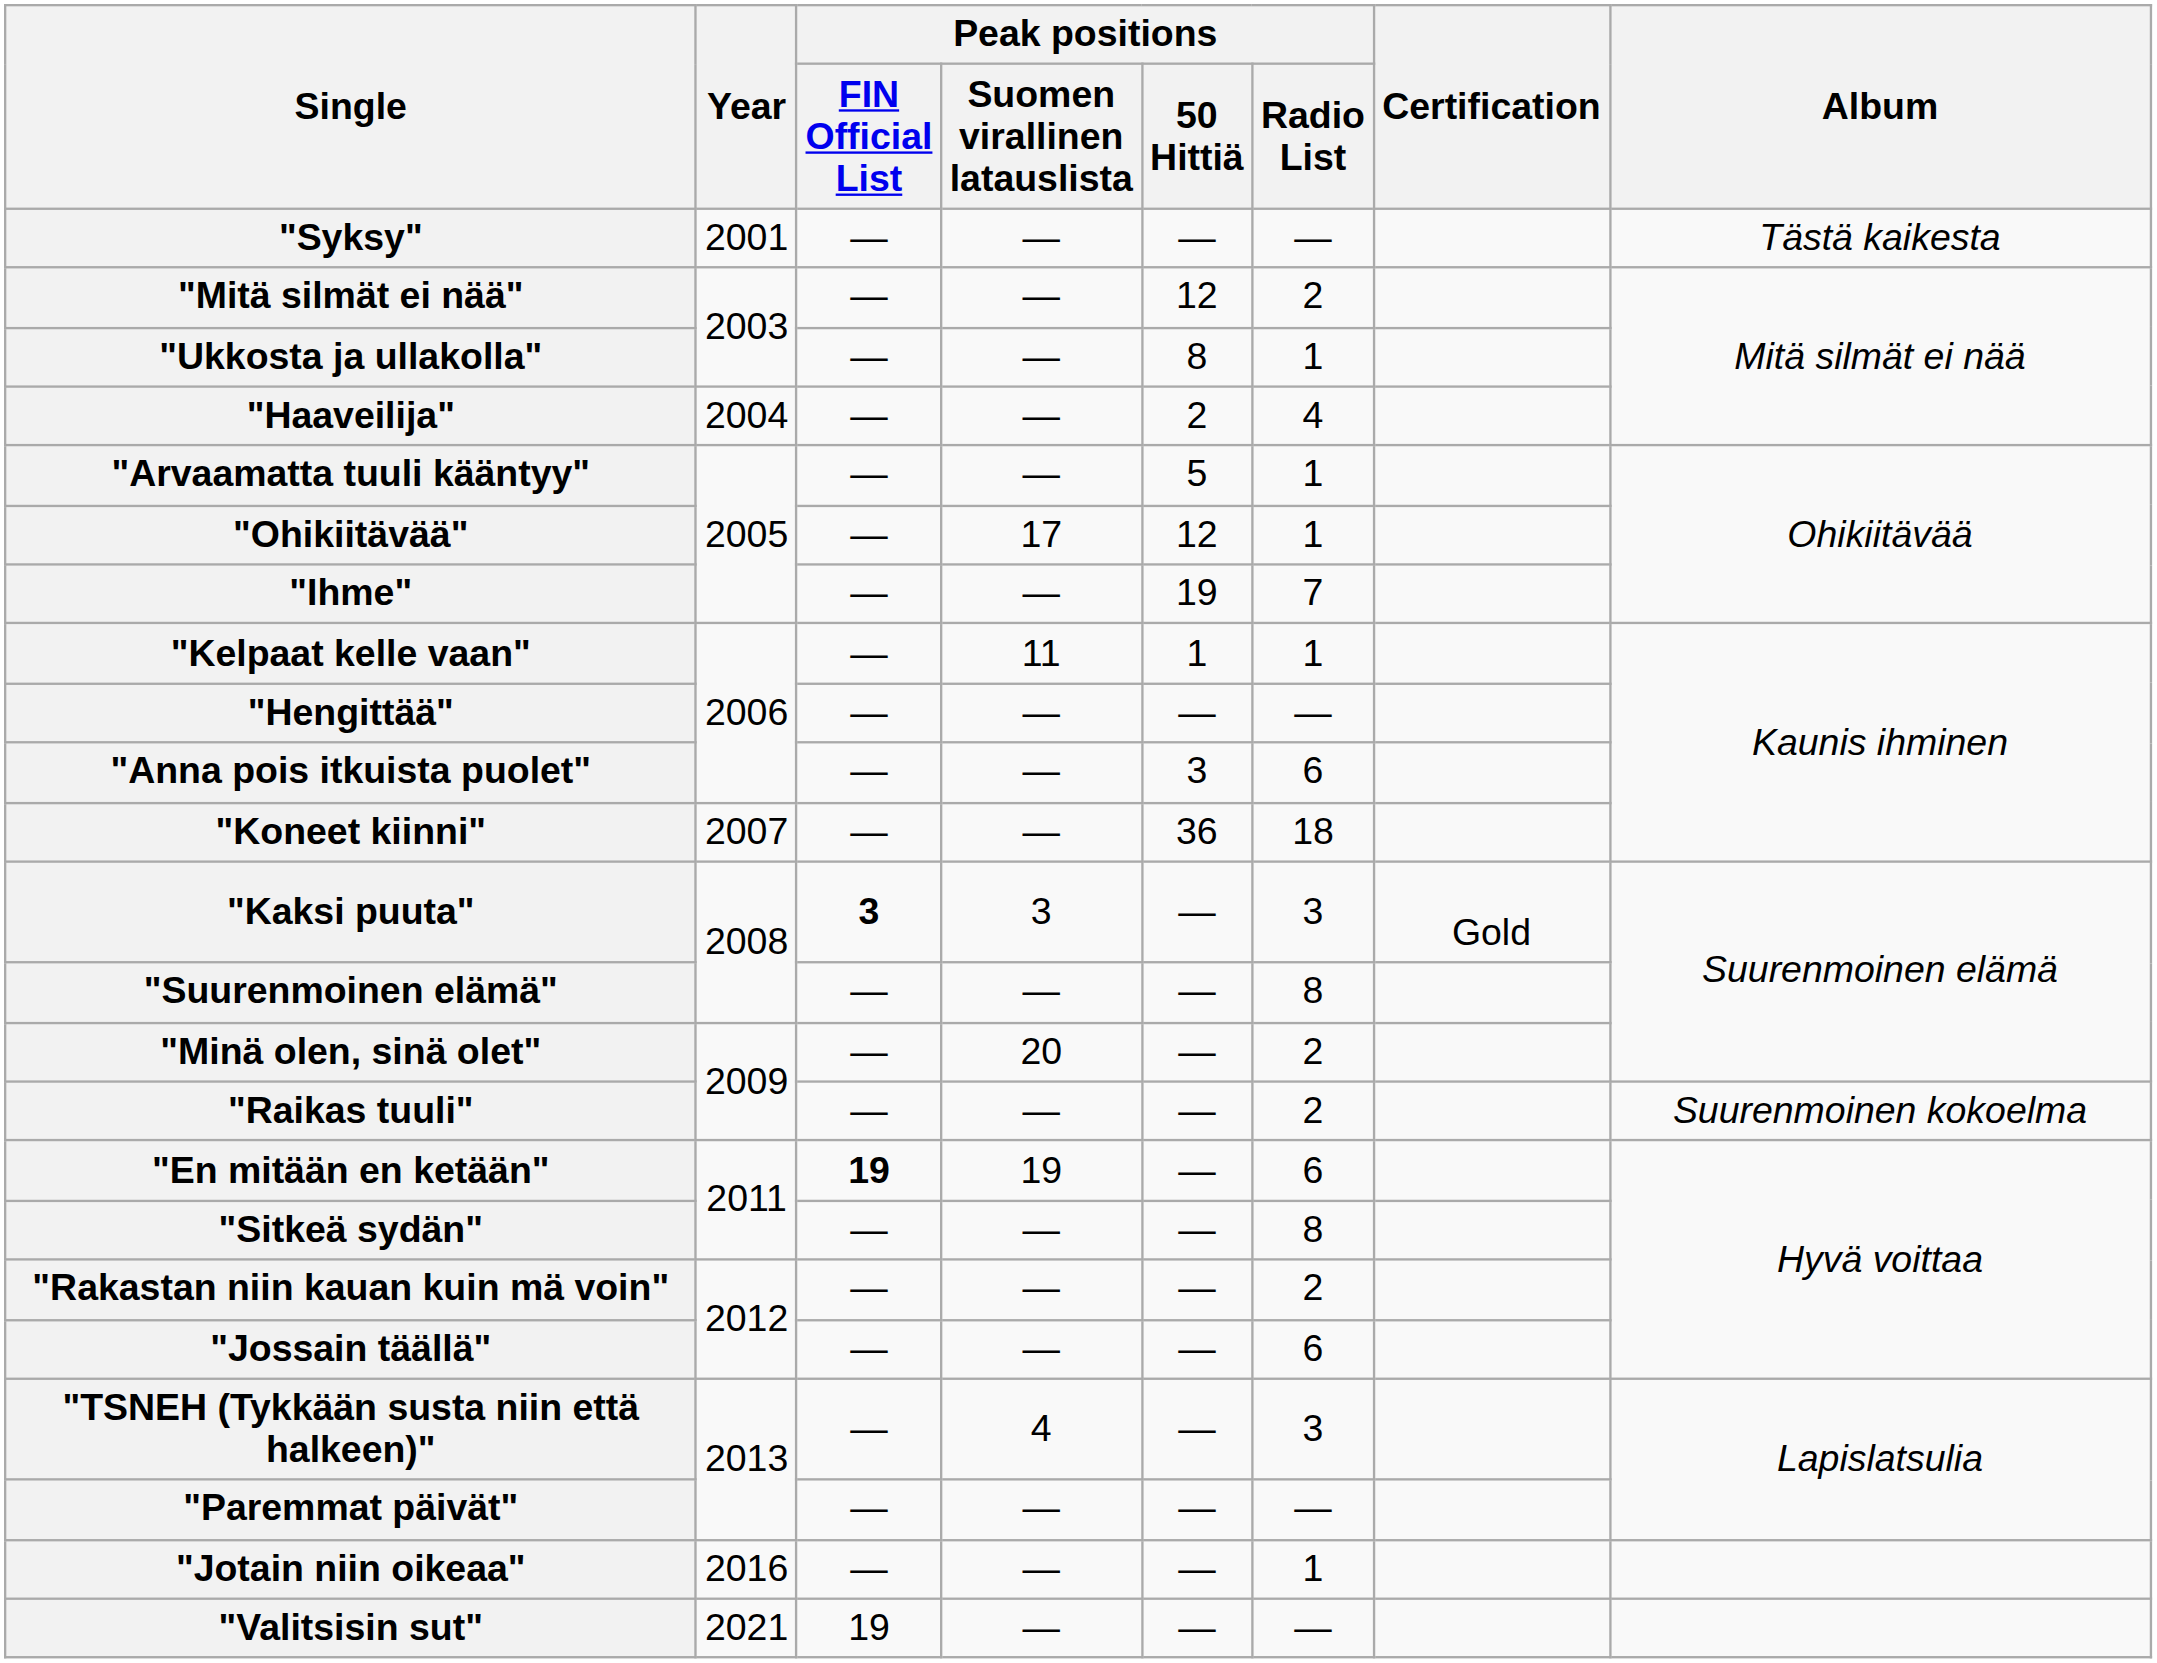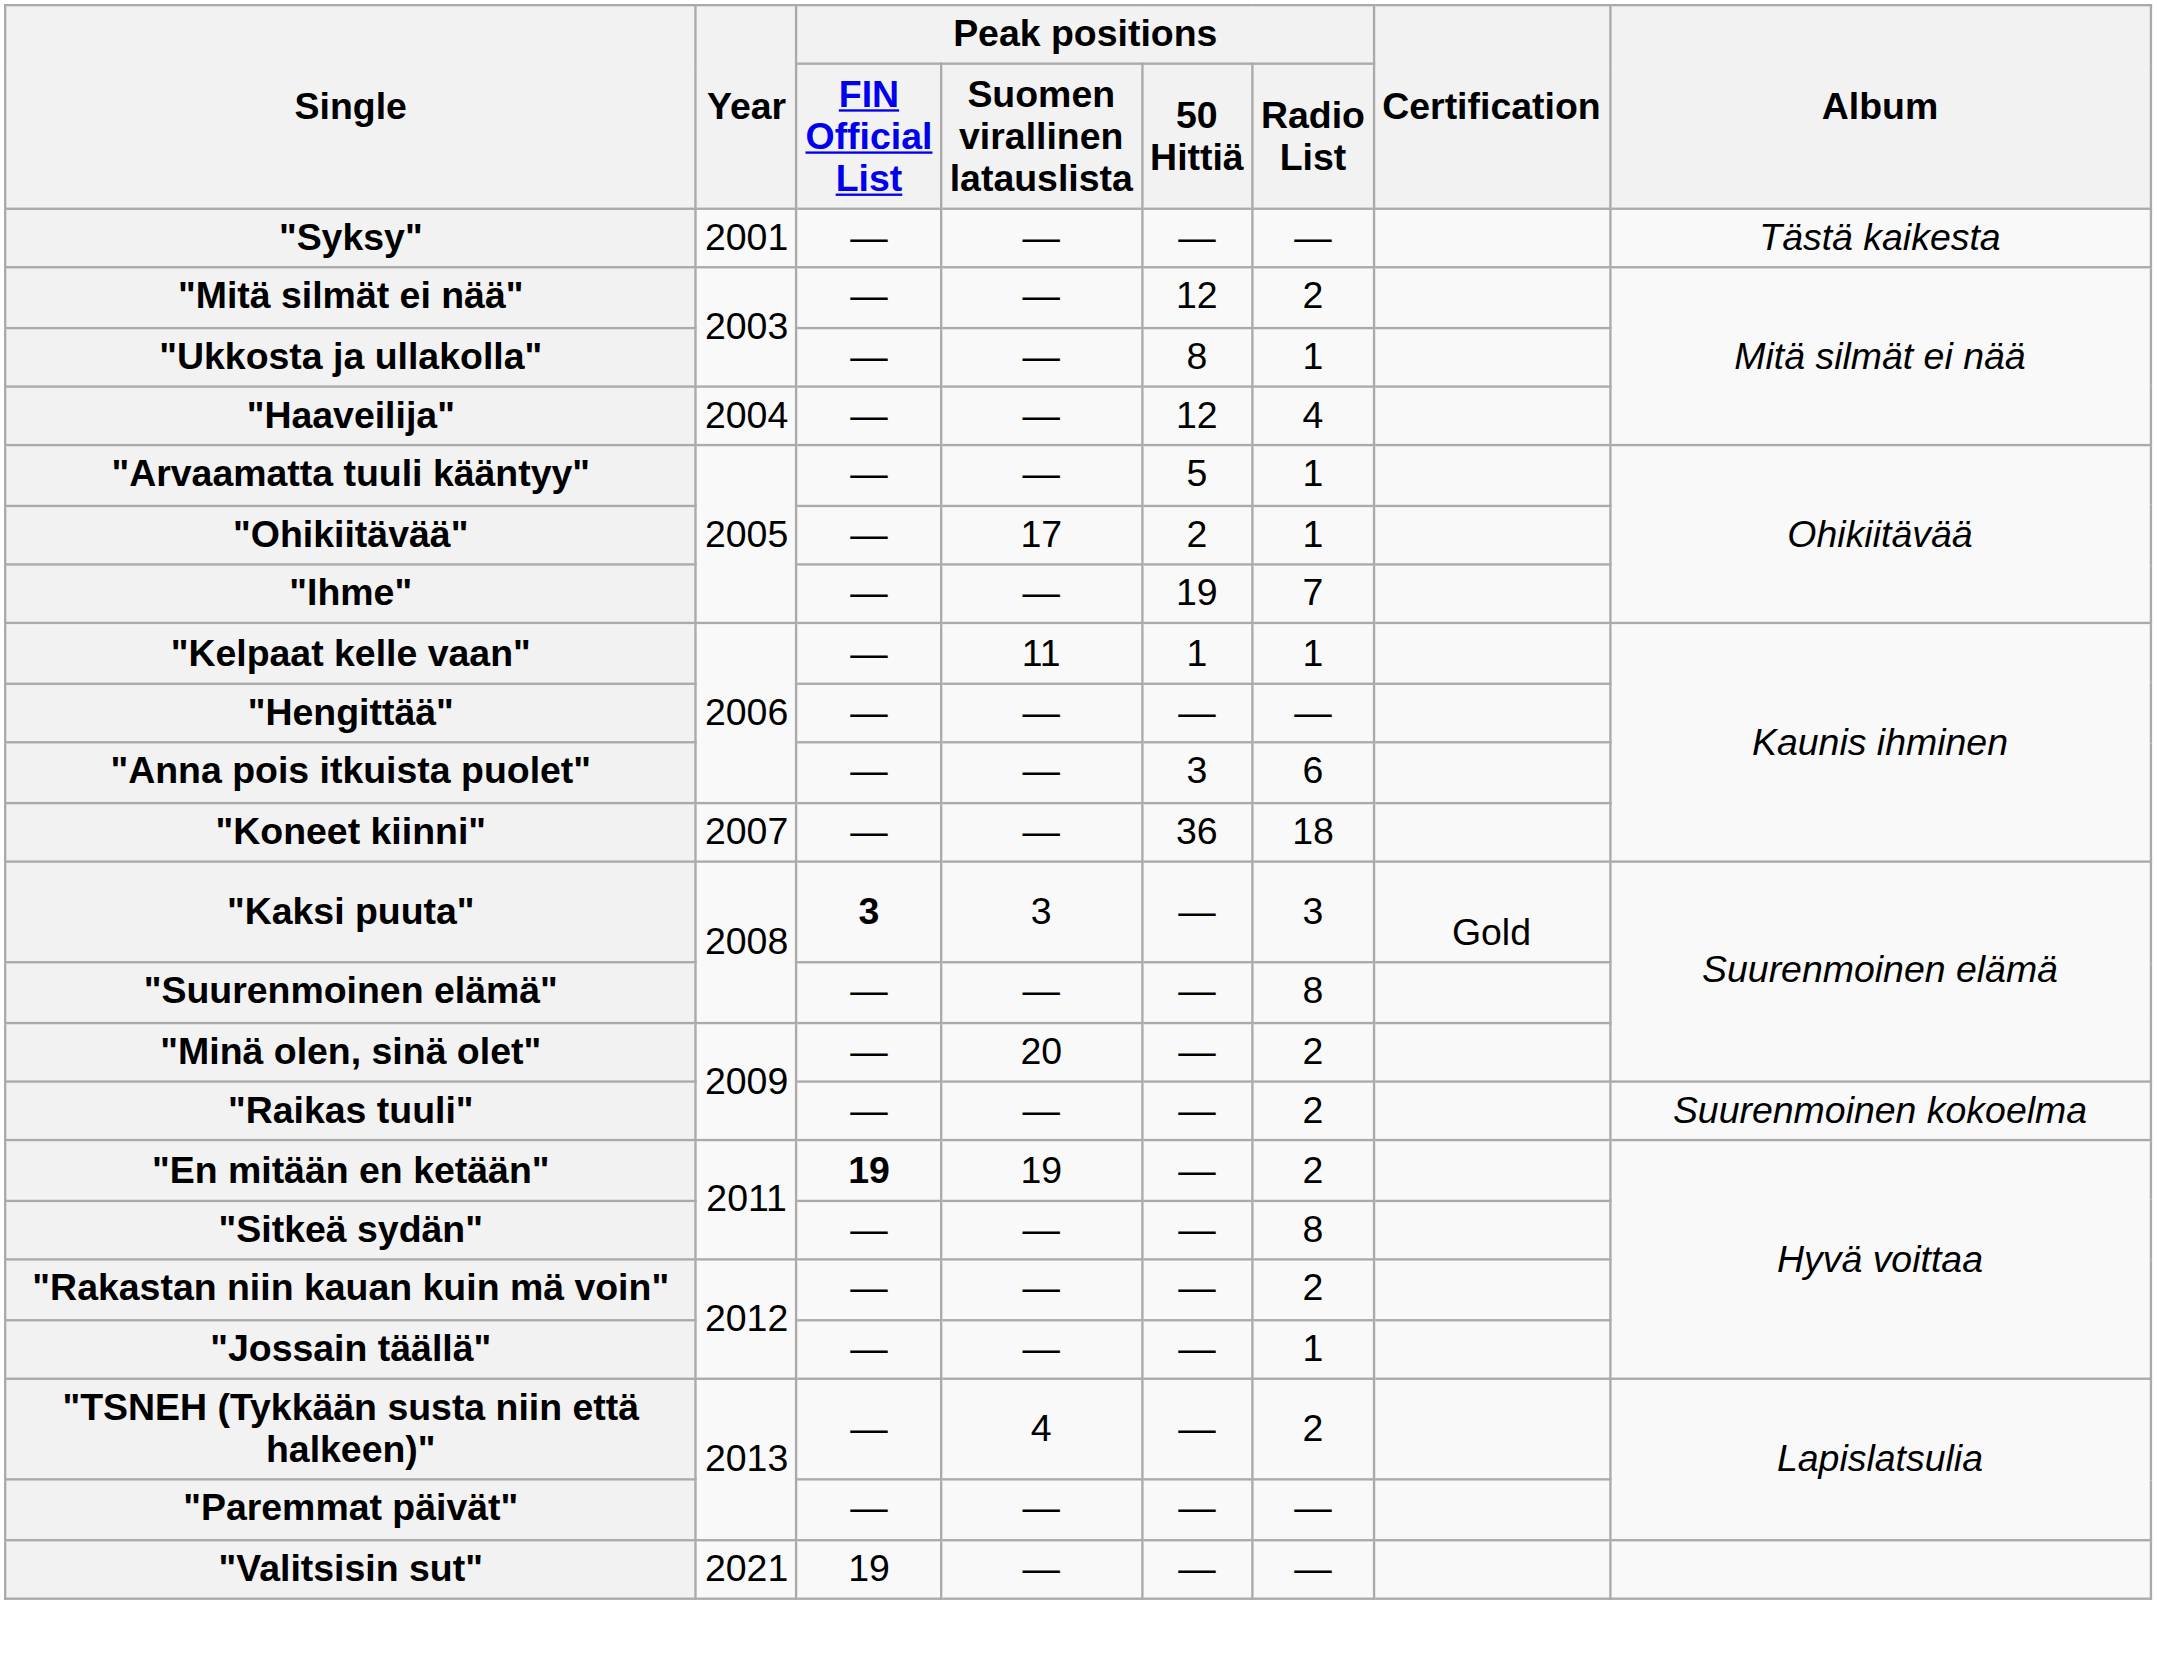(1197, 415) 2 -> (1197, 415) 12
(1197, 534) 12 -> (1197, 534) 2
(1313, 1169) 6 -> (1313, 1169) 2
(1313, 1348) 6 -> (1313, 1348) 1
(1313, 1428) 3 -> (1313, 1428) 2
- row: (351, 1568)
